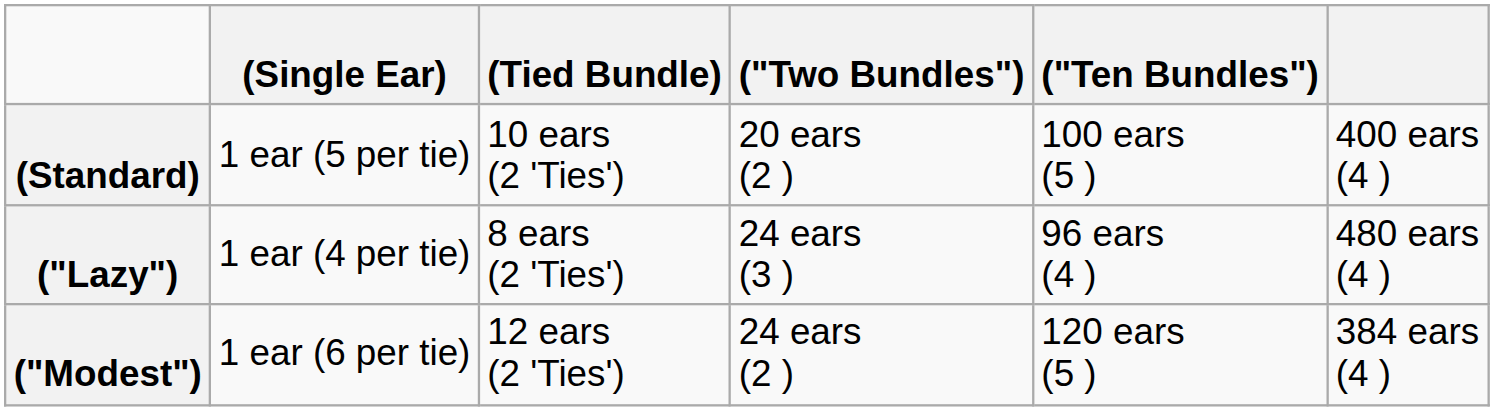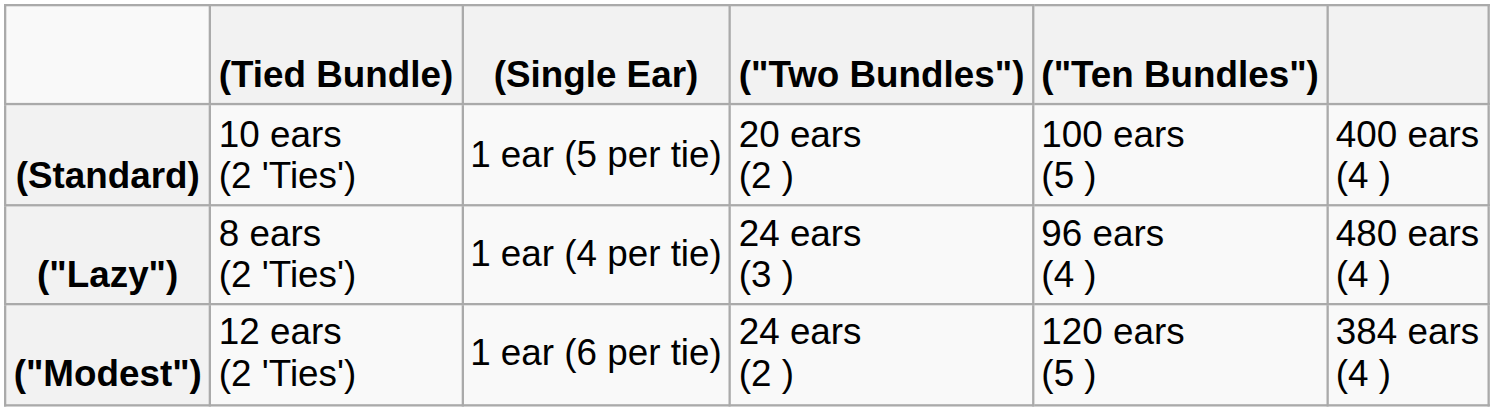columns swapped: (345, 75) <-> (605, 75)
